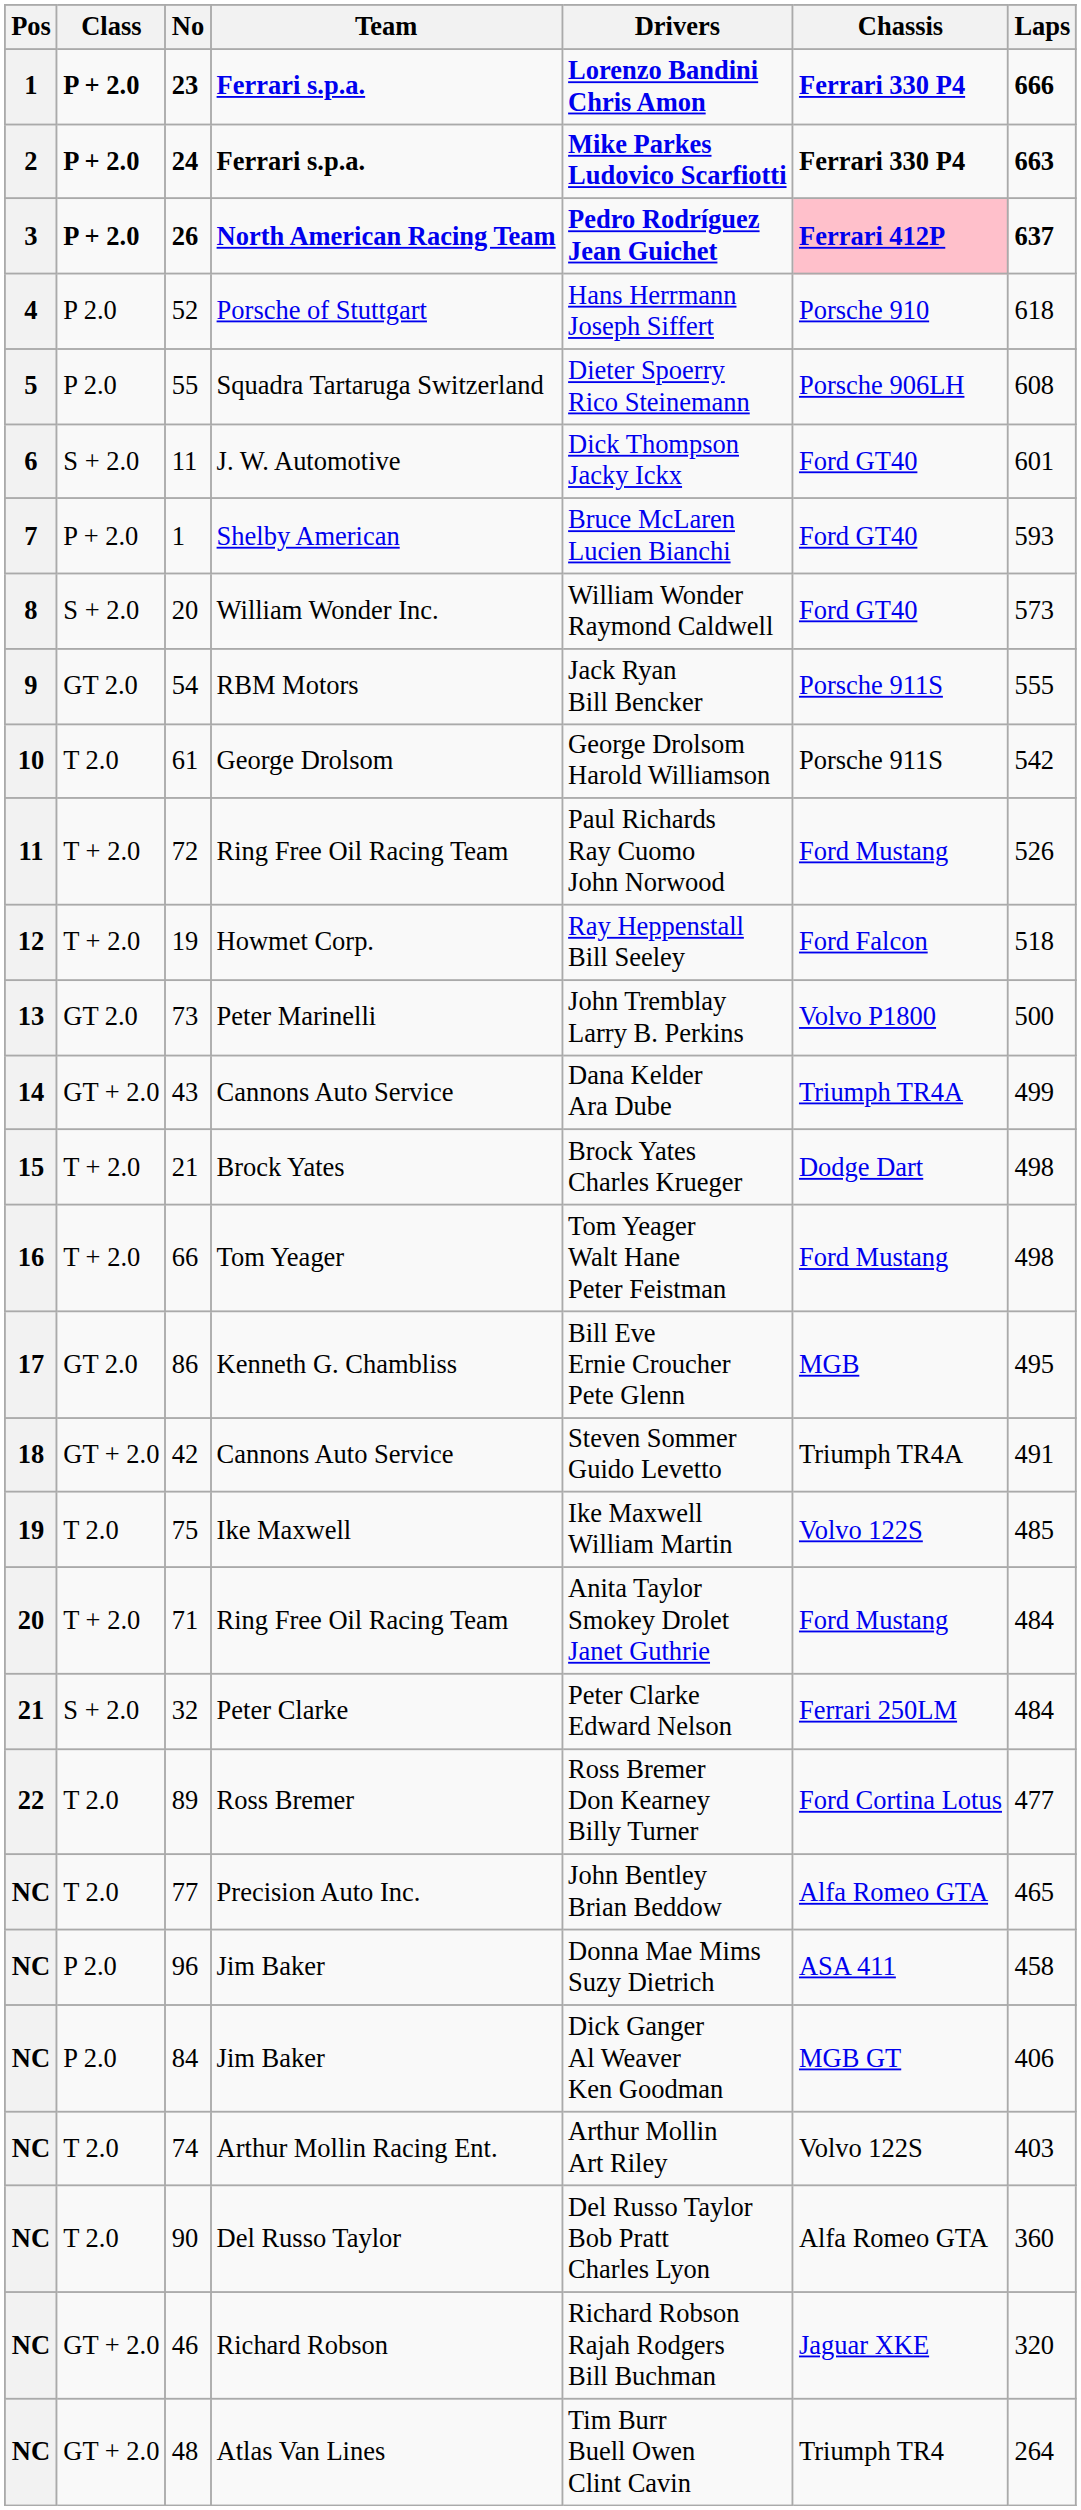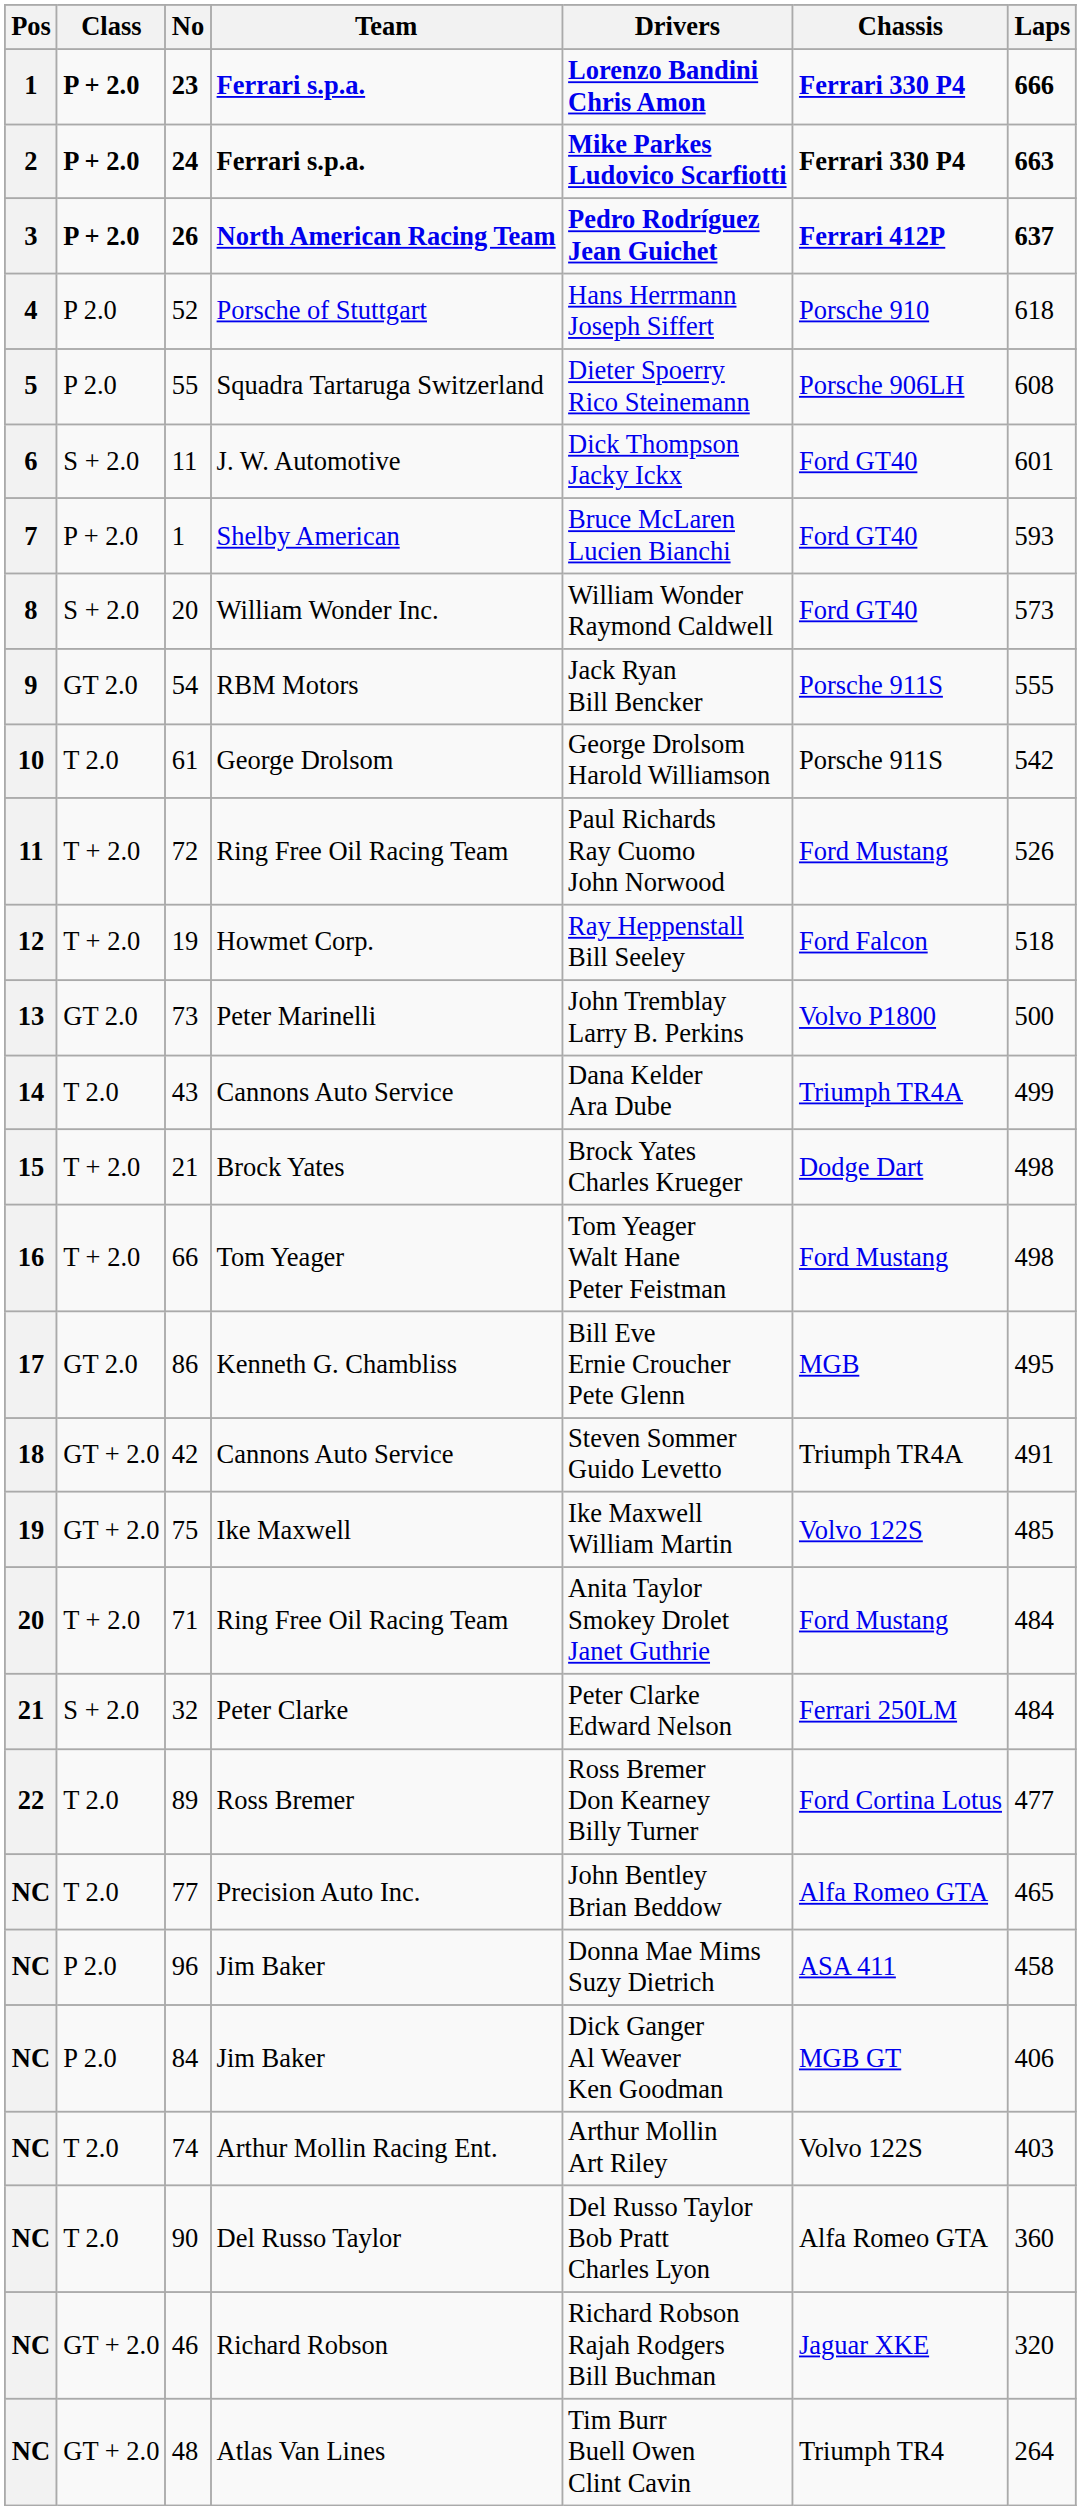(872, 236) pink background -> (872, 236) no background
(111, 1092) GT + 2.0 -> (91, 1092) T 2.0
(91, 1529) T 2.0 -> (111, 1529) GT + 2.0
